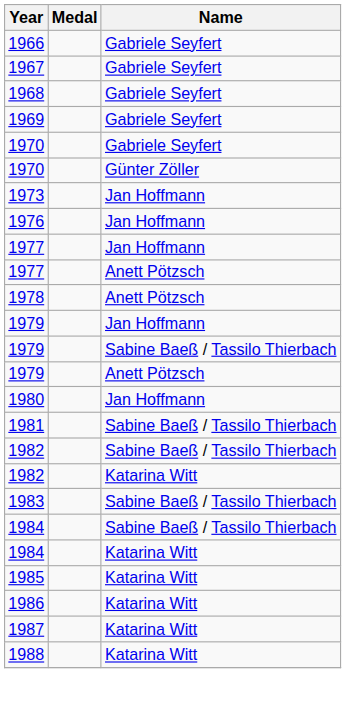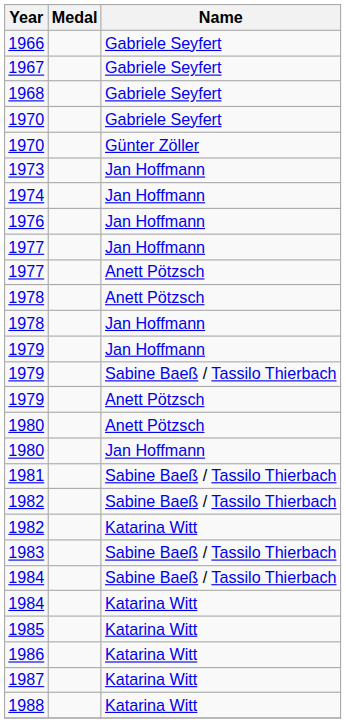- row: (26, 120)
+ row: (26, 196)
+ row: (26, 323)
+ row: (26, 425)
